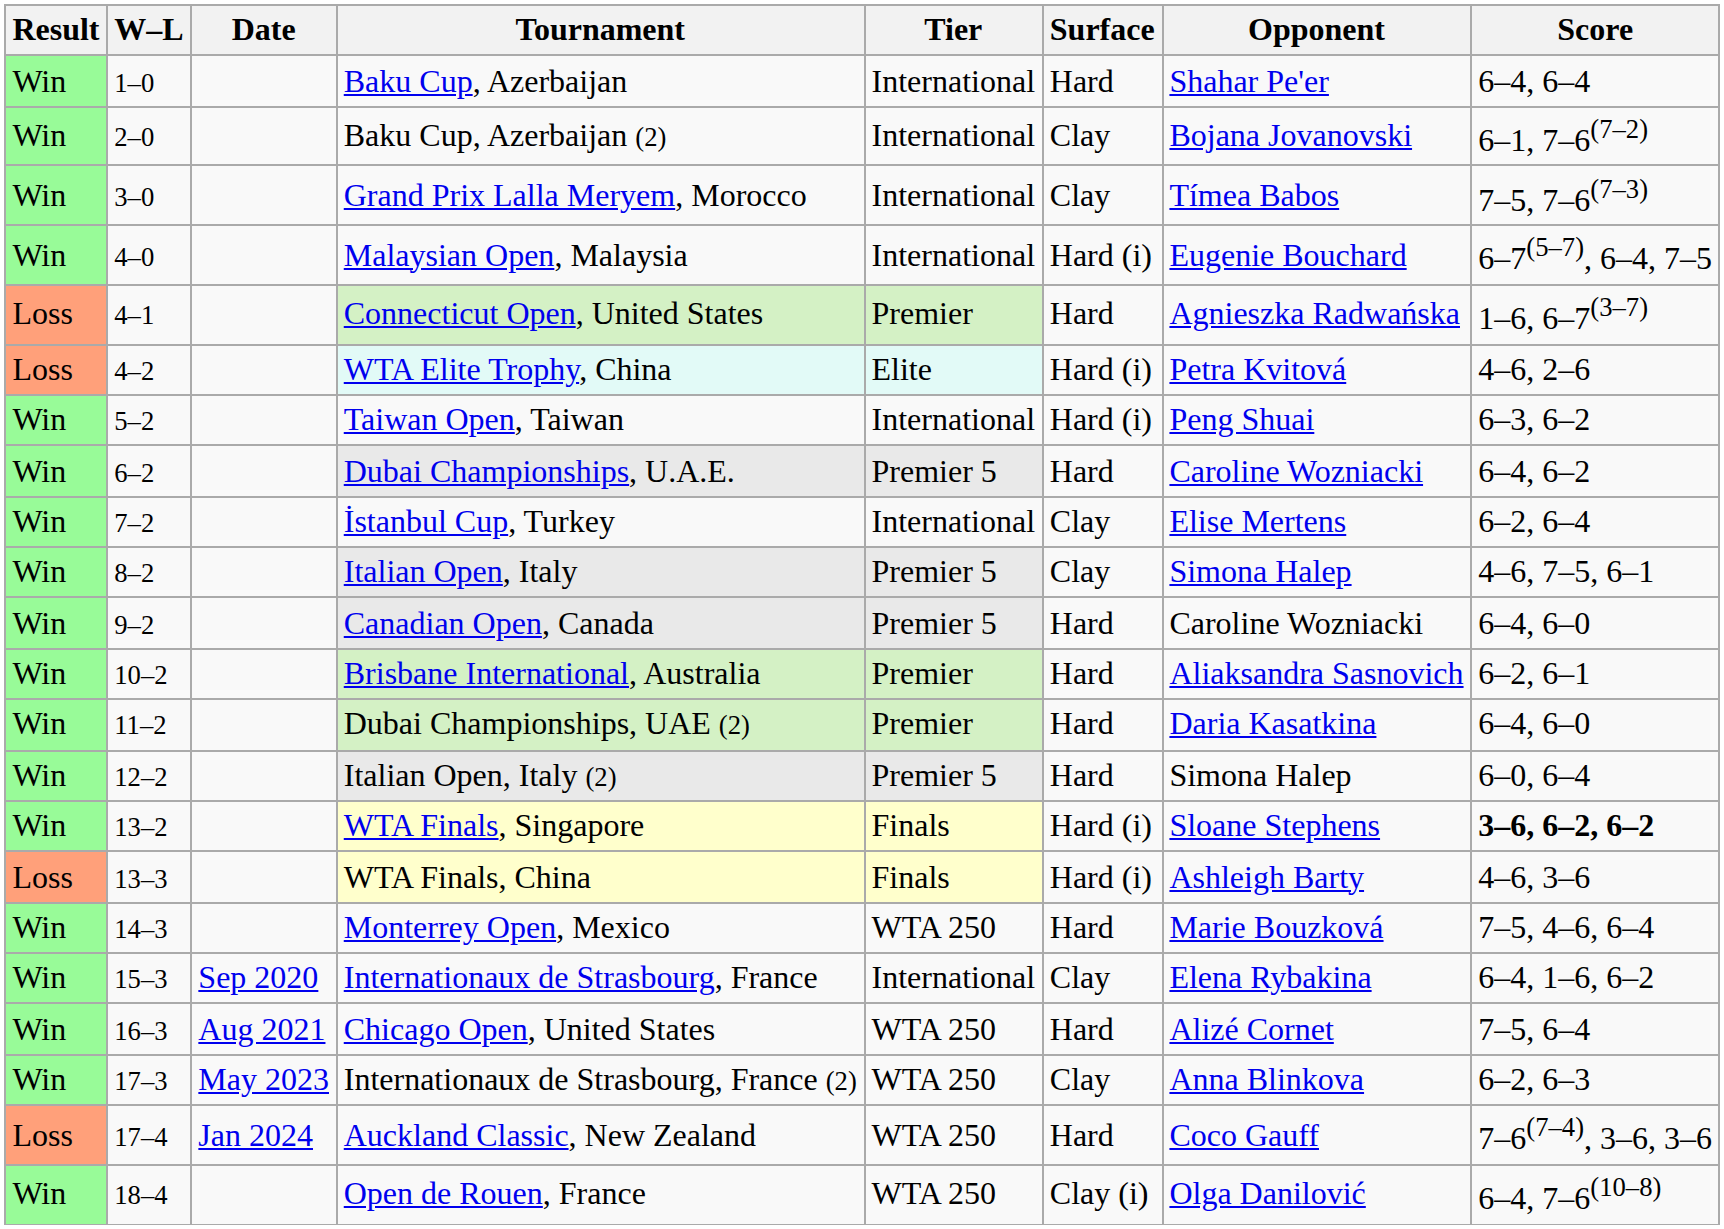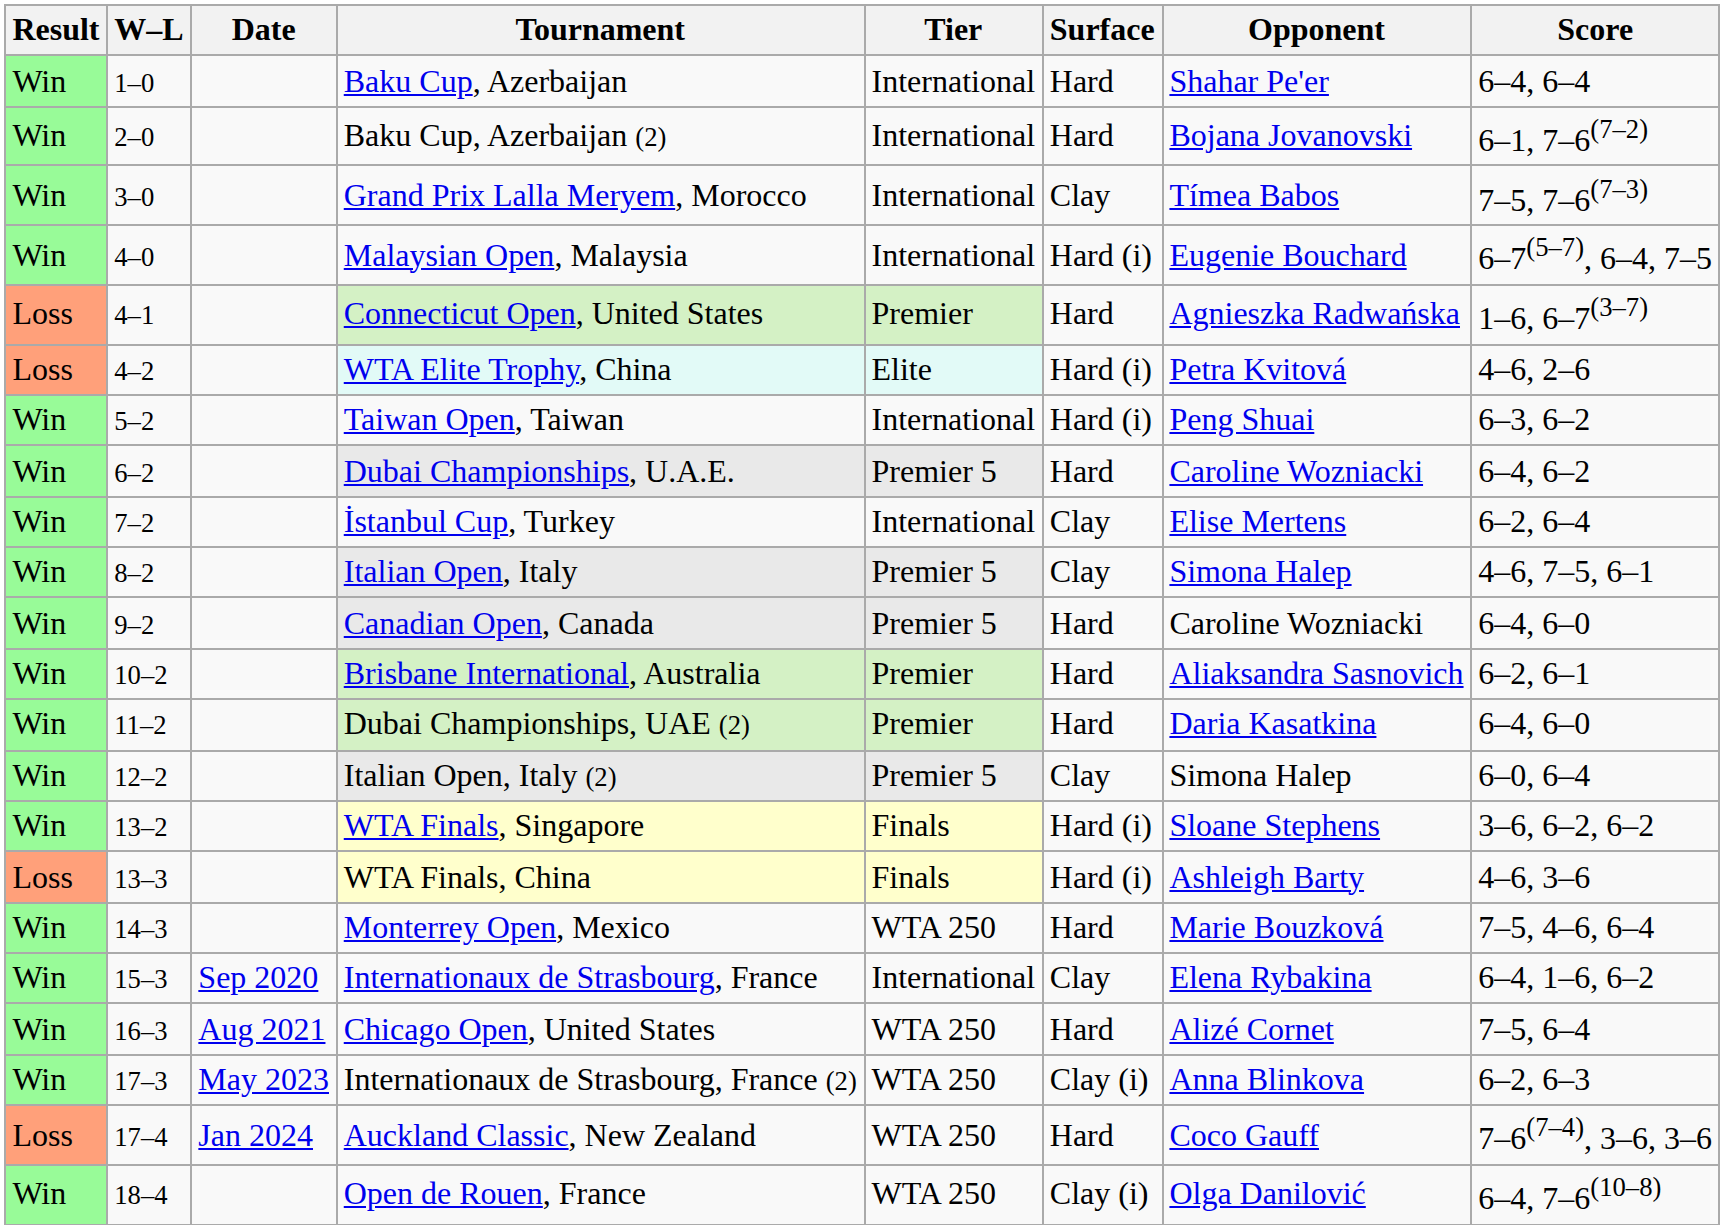(1080, 135) Clay -> (1082, 135) Hard
(1082, 774) Hard -> (1080, 774) Clay
(1566, 825) bold -> (1566, 825) normal
(1080, 1079) Clay -> (1099, 1079) Clay (i)
